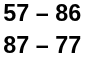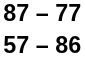rows swapped: (42, 45) <-> (42, 13)
